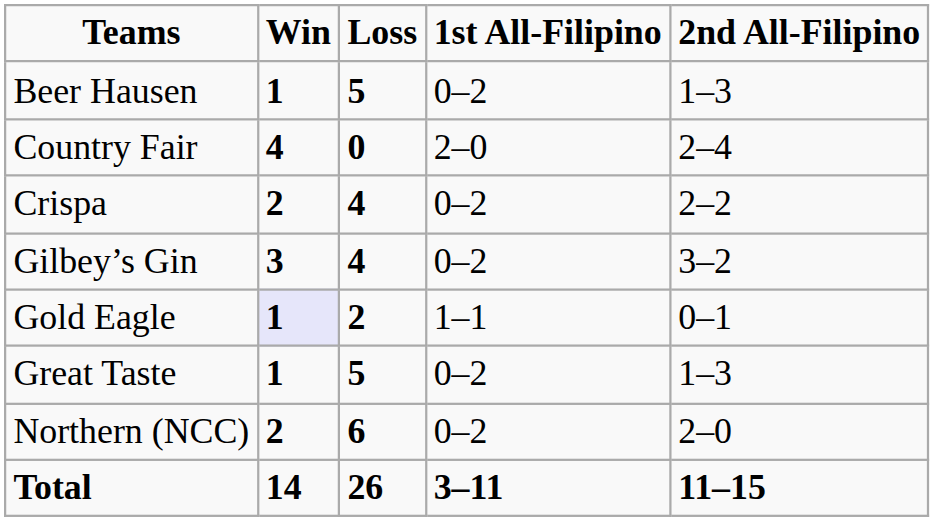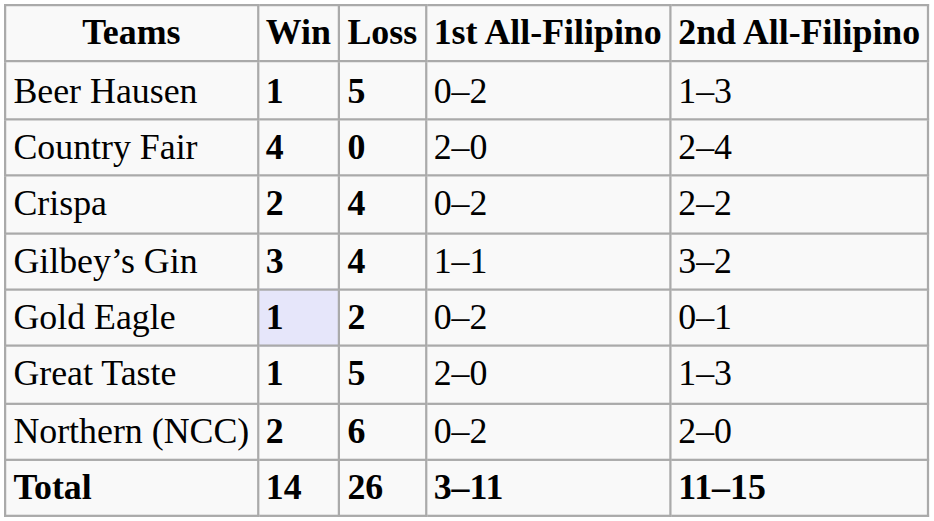(461, 260) 0–2 -> (461, 260) 1–1
(461, 317) 1–1 -> (461, 317) 0–2
(461, 373) 0–2 -> (461, 373) 2–0
